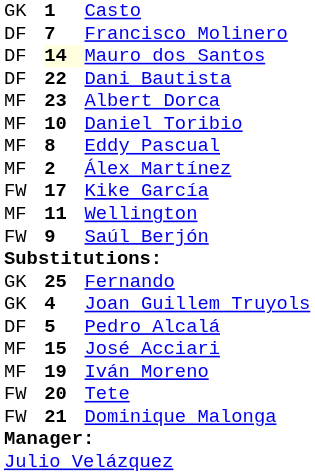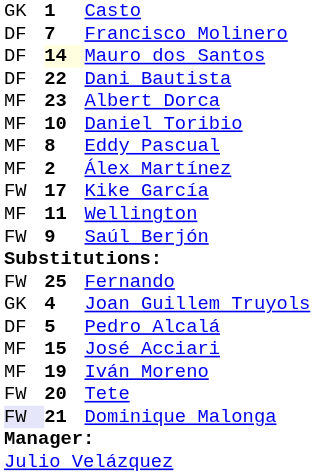(15, 282) GK -> (15, 282) FW
(15, 417) no background -> (15, 417) lavender background
